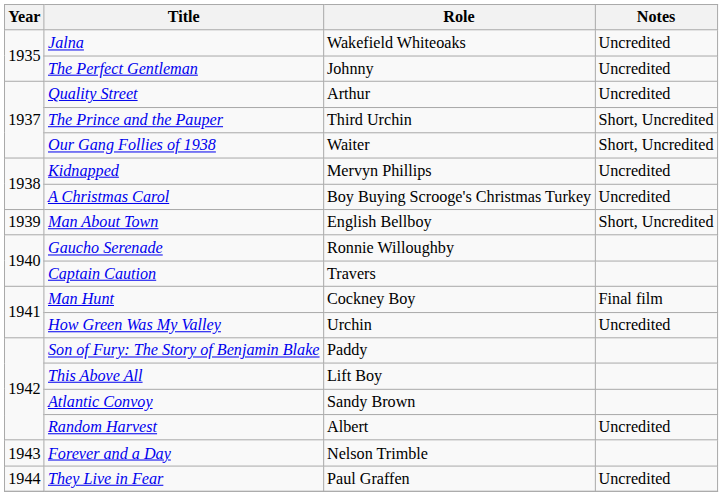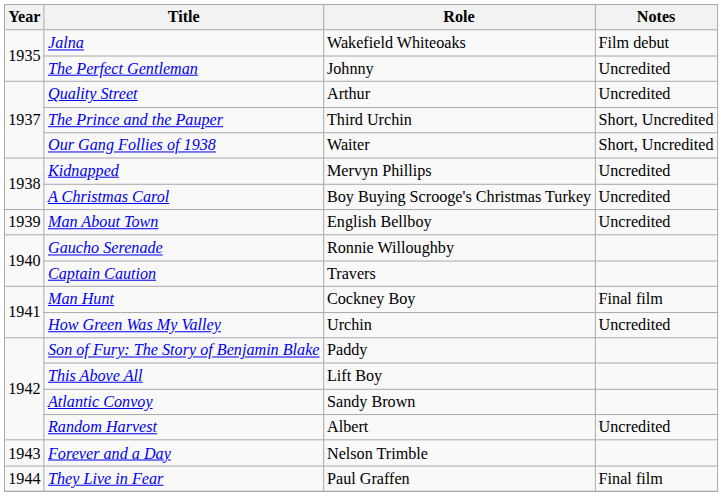(635, 42) Uncredited -> (634, 42) Film debut
(656, 222) Short, Uncredited -> (635, 222) Uncredited
(635, 478) Uncredited -> (631, 478) Final film
